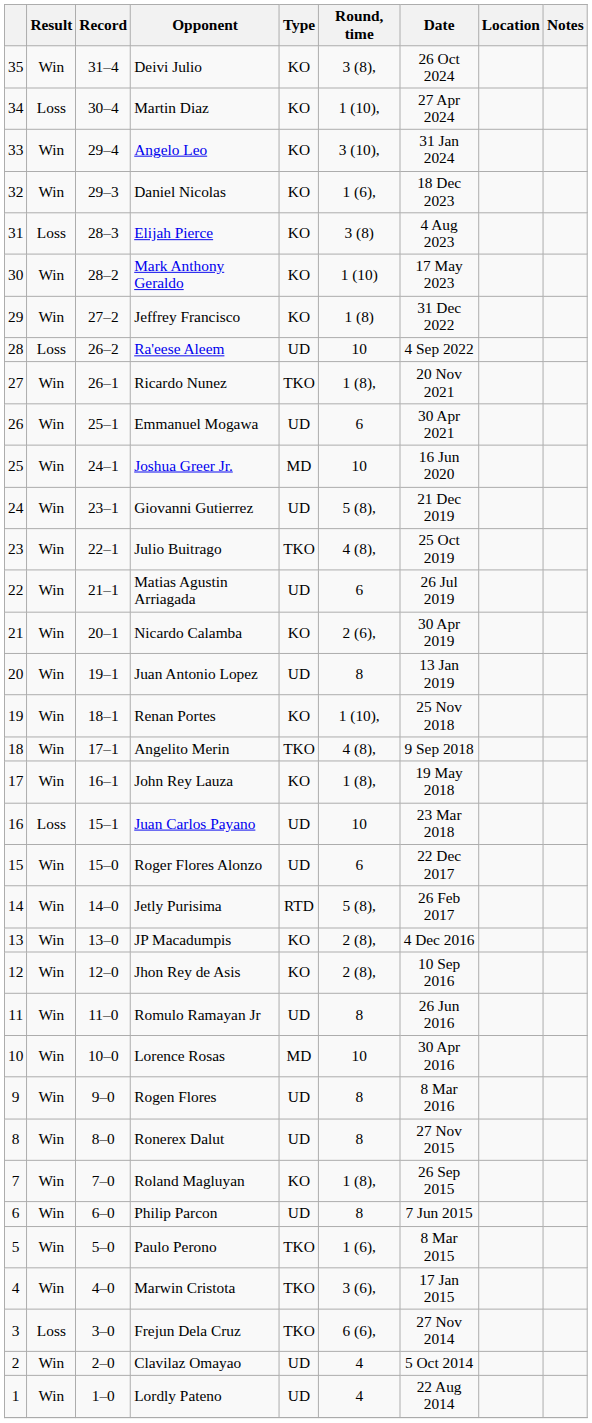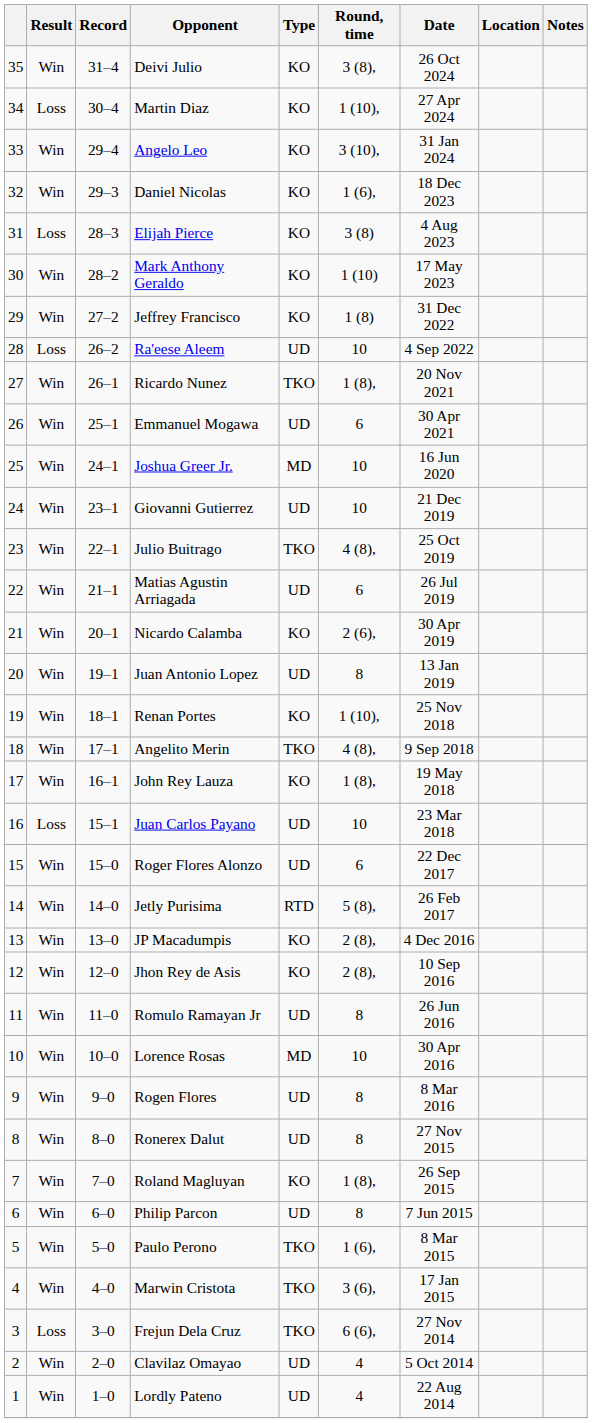(359, 507) 5 (8), -> (359, 507) 10
